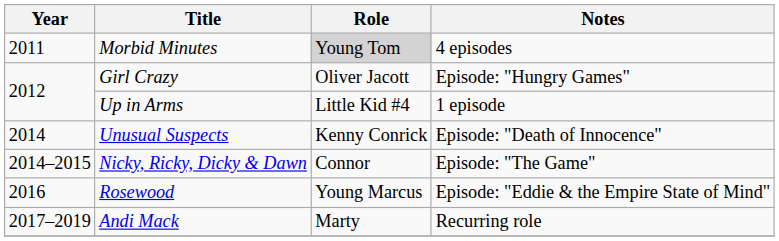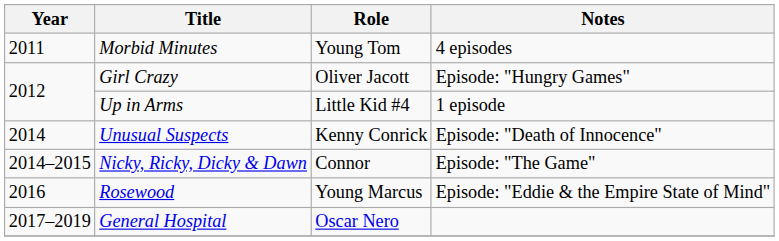(358, 47) lightgrey background -> (358, 47) no background
- row: (139, 221)
+ row: (163, 221)
